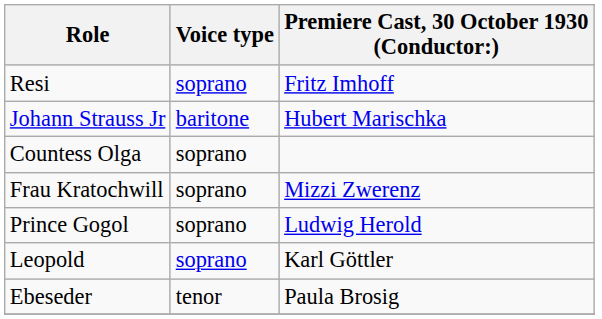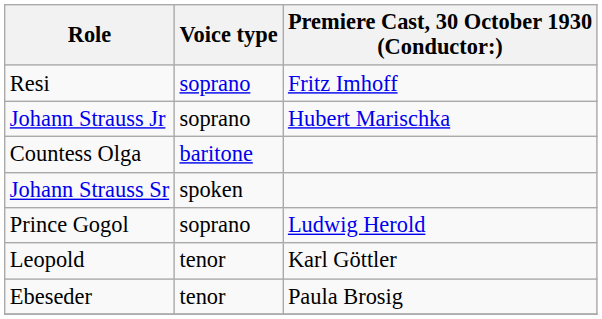(212, 118) baritone -> (215, 118) soprano
(211, 154) soprano -> (216, 154) baritone
+ row: (90, 189)
- row: (87, 189)
(211, 260) soprano -> (202, 260) tenor
